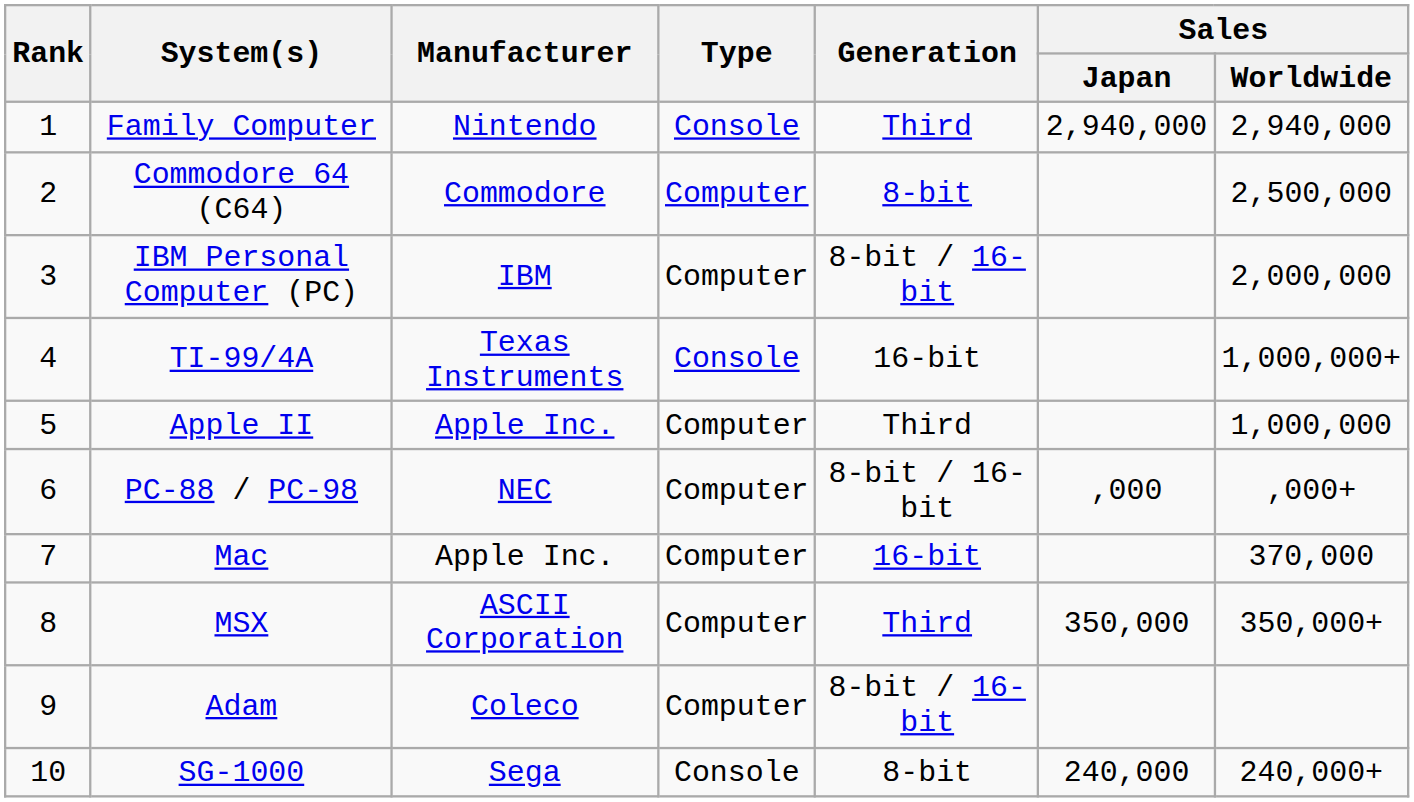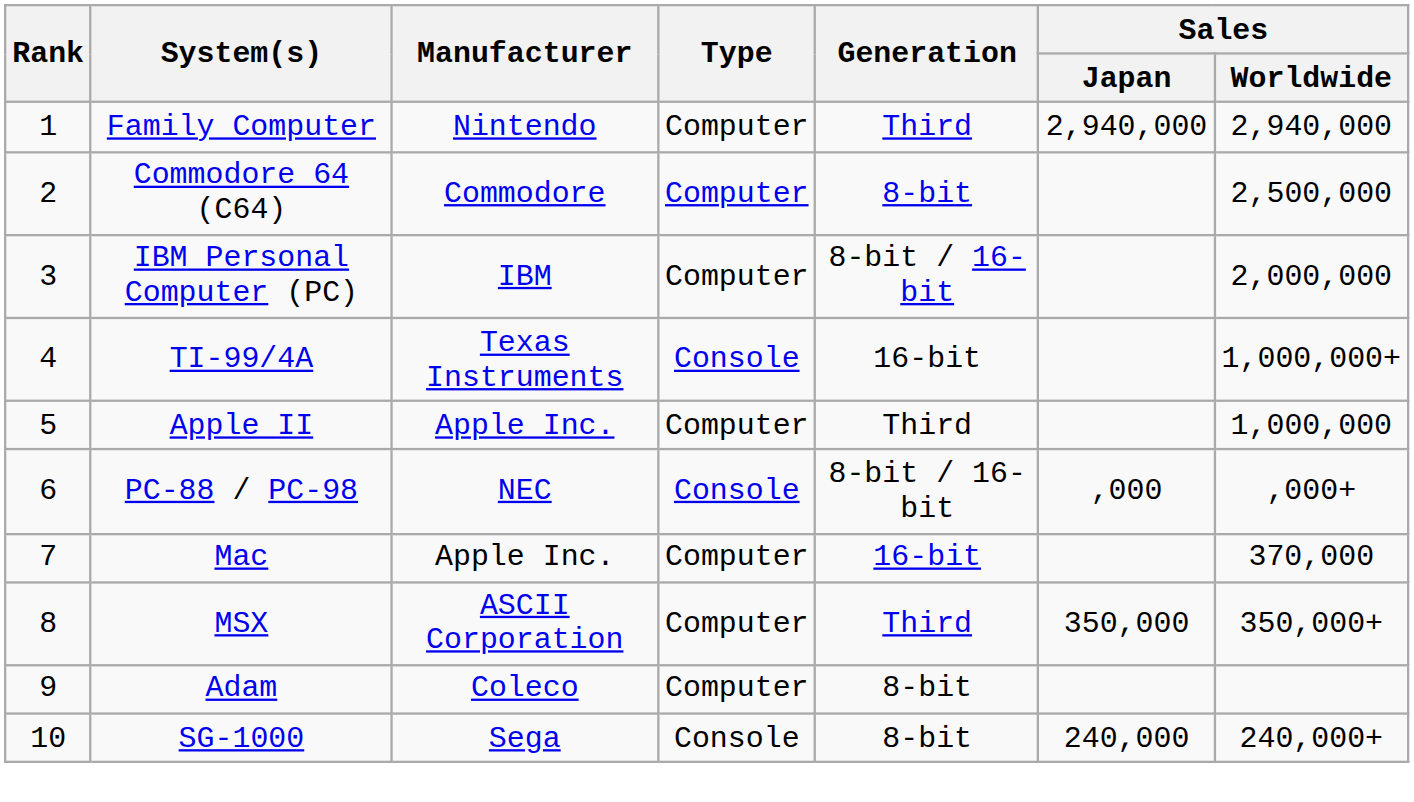(737, 127) Console -> (737, 127) Computer
(737, 491) Computer -> (737, 491) Console
(927, 707) 8-bit / 16-bit -> (927, 689) 8-bit
